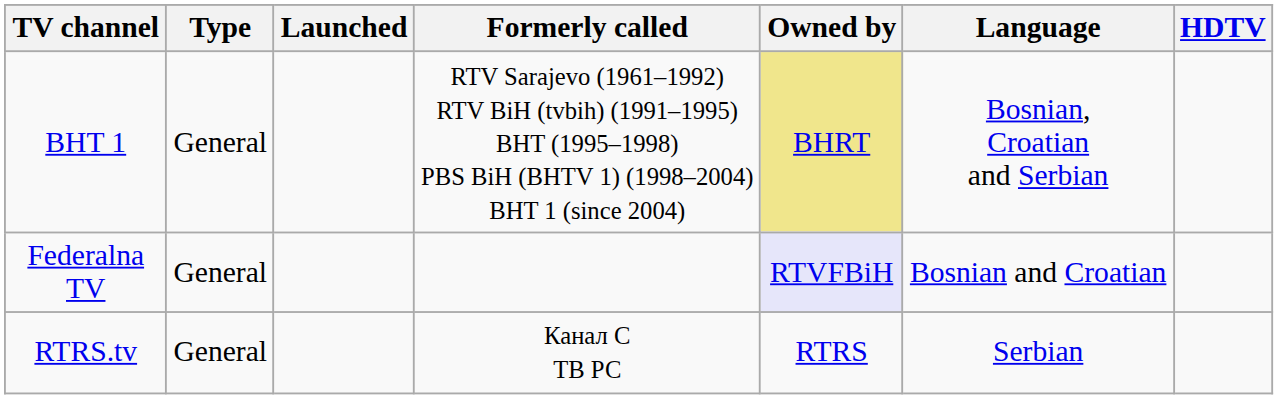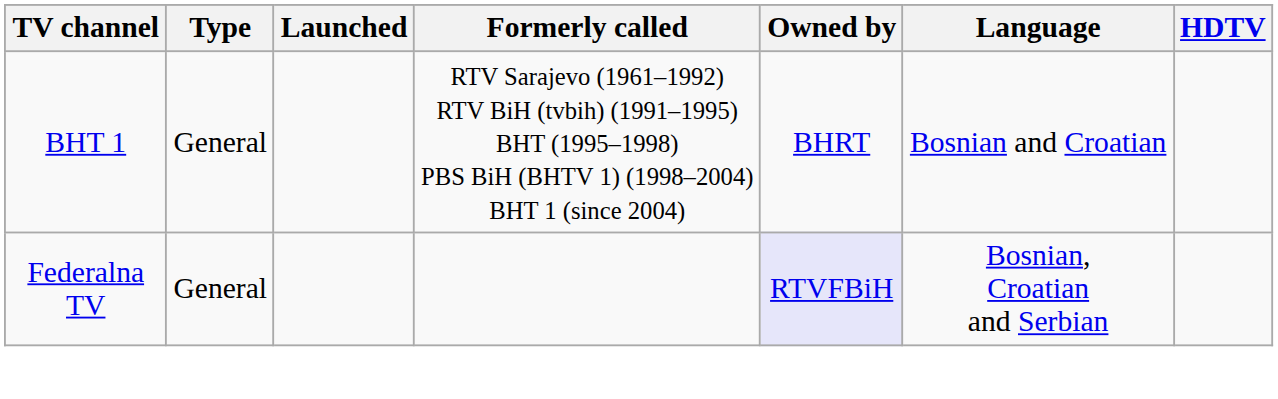(832, 141) khaki background -> (832, 141) no background
(1038, 141) Bosnian, Croatian and Serbian -> (1038, 141) Bosnian and Croatian
(1038, 271) Bosnian and Croatian -> (1038, 288) Bosnian, Croatian and Serbian
- row: (86, 351)
